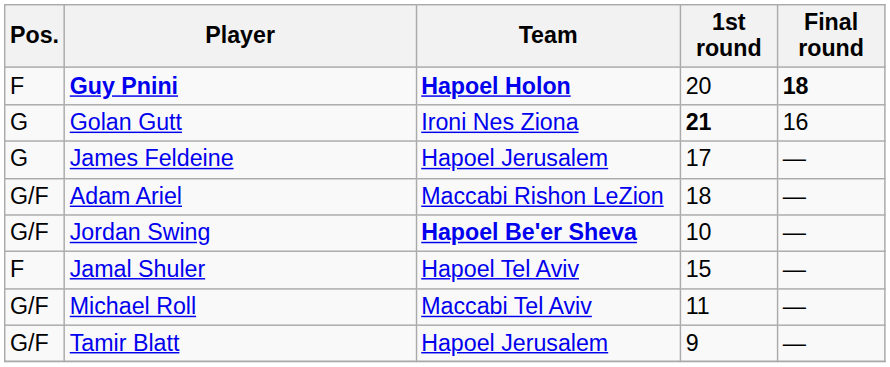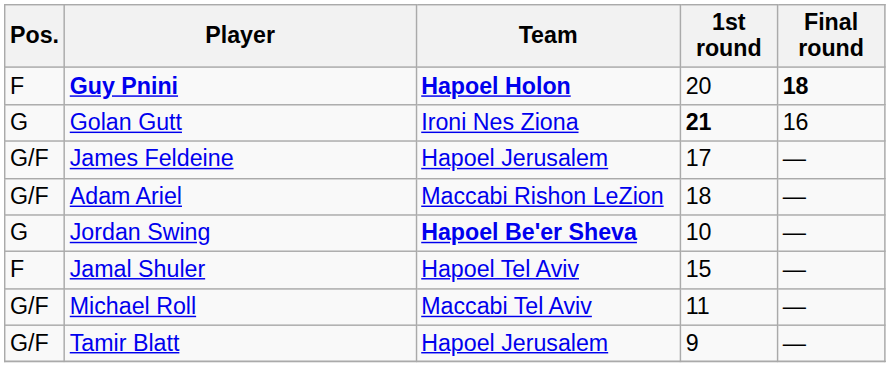(19, 159) G -> (29, 159) G/F
(29, 232) G/F -> (19, 232) G
